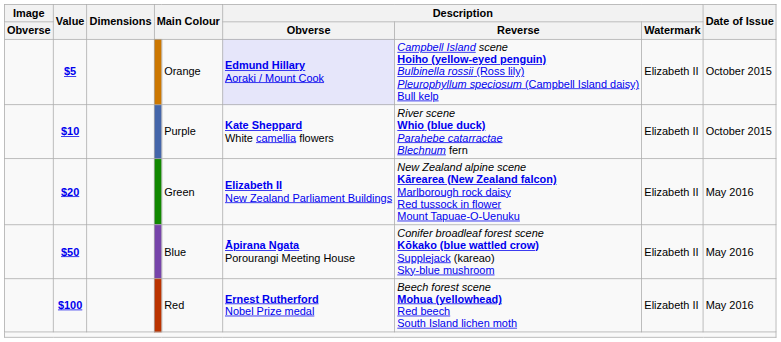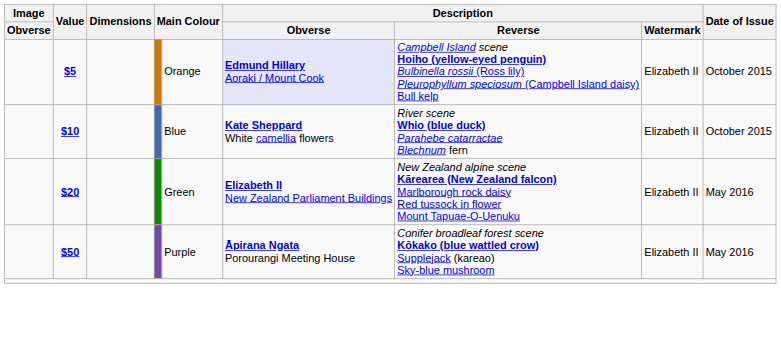(180, 132) Purple -> (175, 132) Blue
(175, 251) Blue -> (180, 251) Purple
- row: (70, 305)
